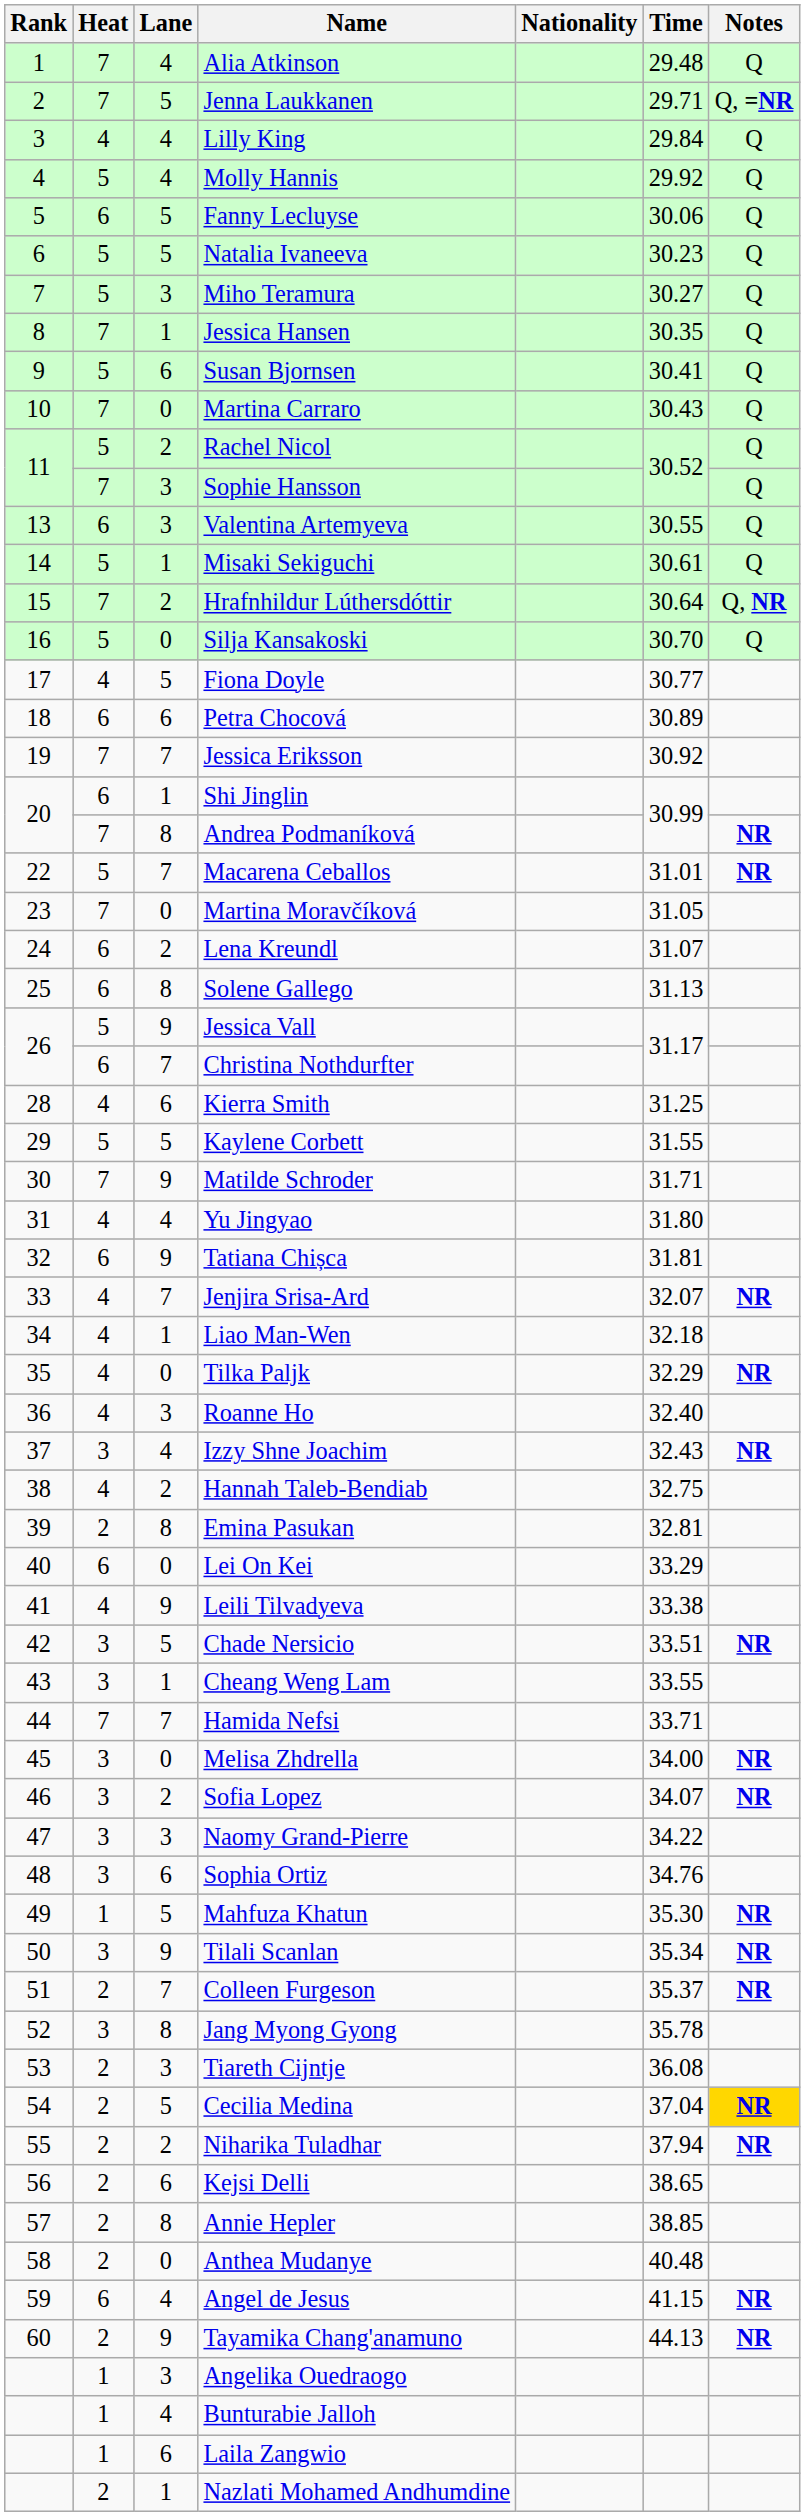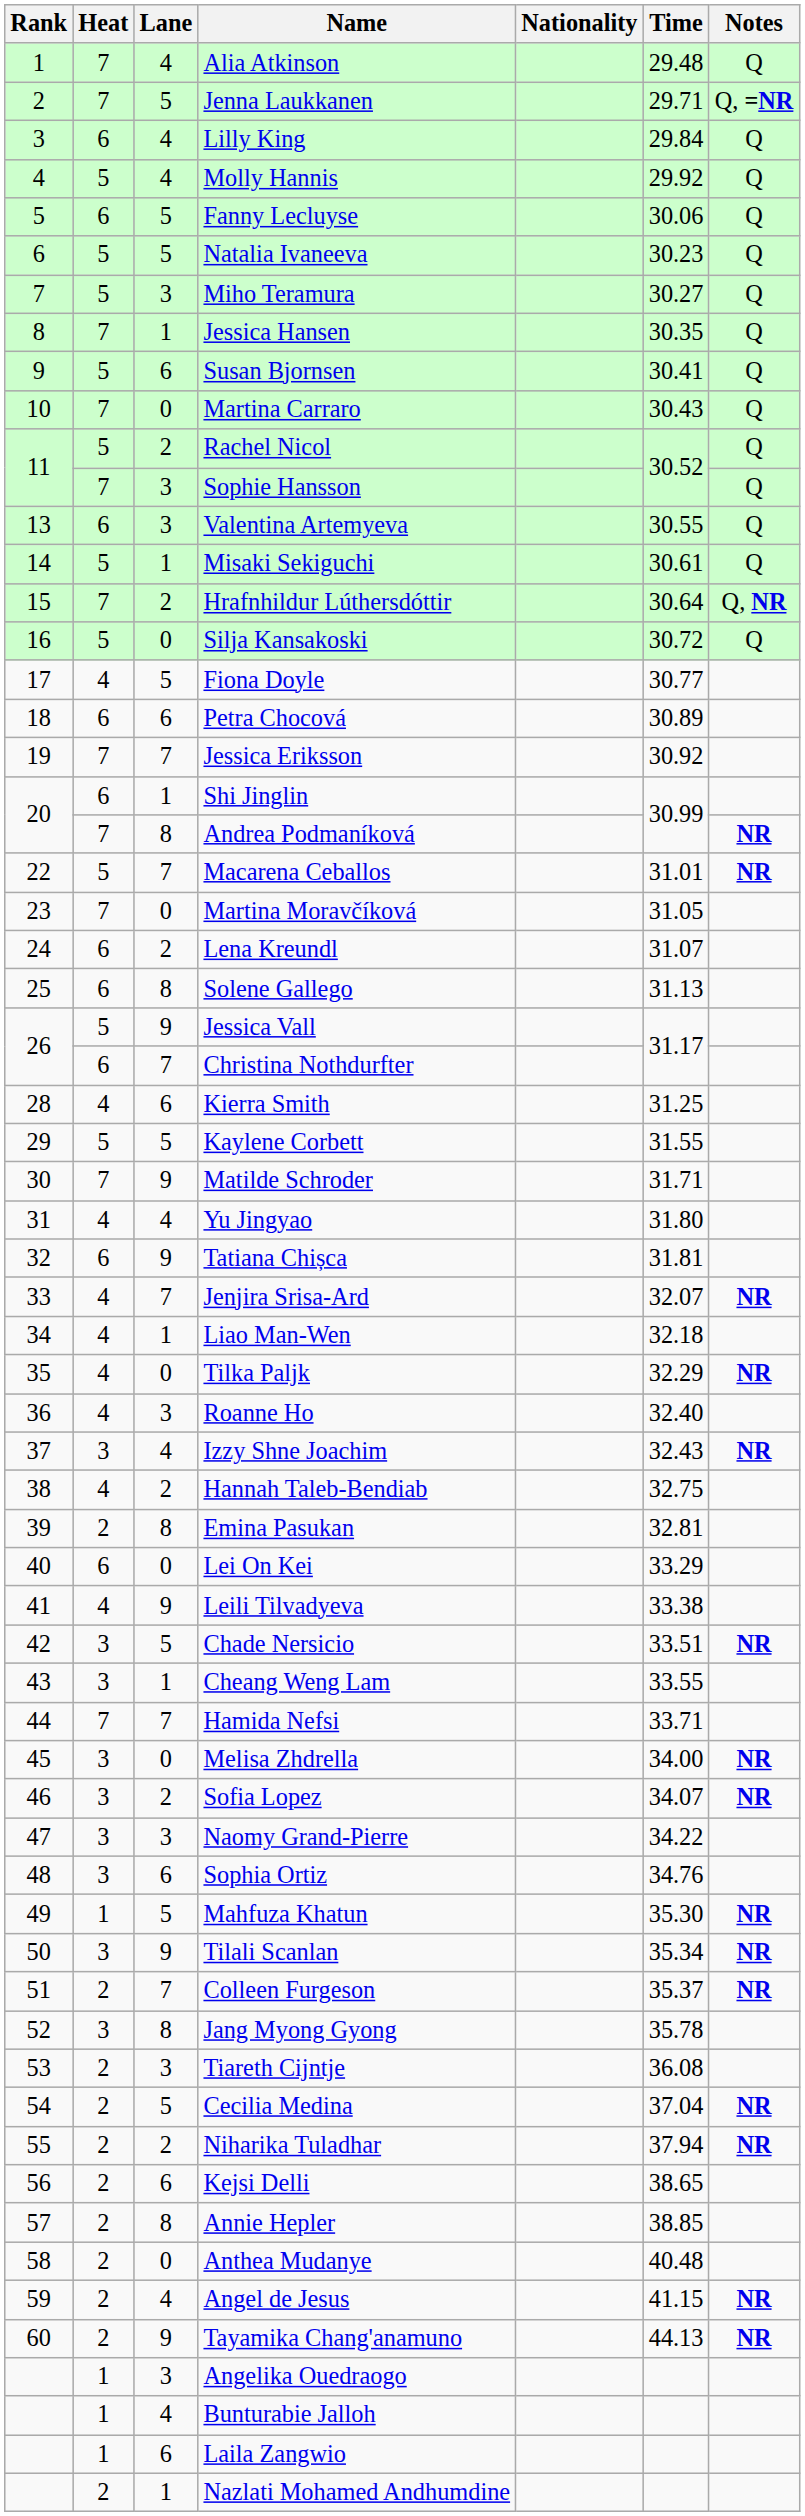(103, 139) 4 -> (103, 139) 6
(676, 640) 30.70 -> (676, 640) 30.72
(754, 2106) gold background -> (754, 2106) no background
(103, 2299) 6 -> (103, 2299) 2
